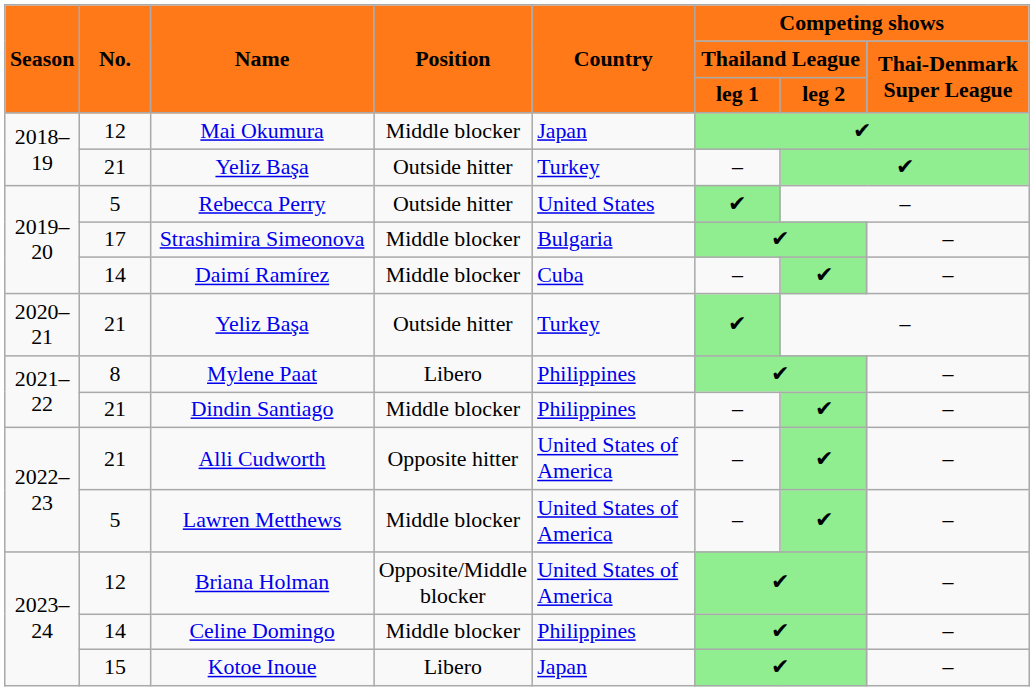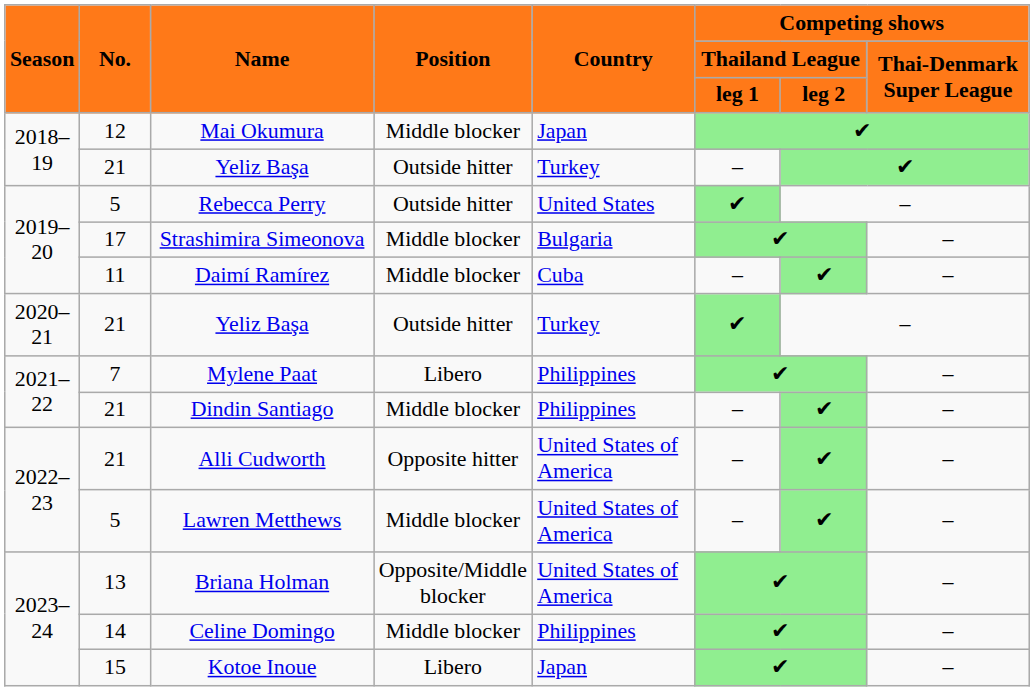(115, 275) 14 -> (115, 275) 11
(115, 373) 8 -> (115, 373) 7
(115, 582) 12 -> (115, 582) 13
